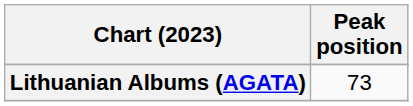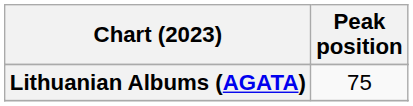(359, 82) 73 -> (359, 82) 75
